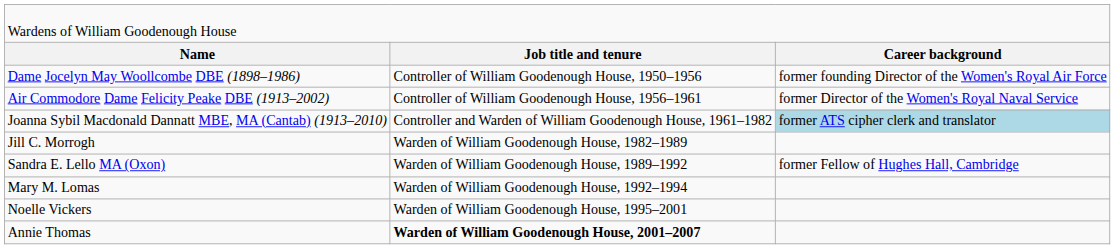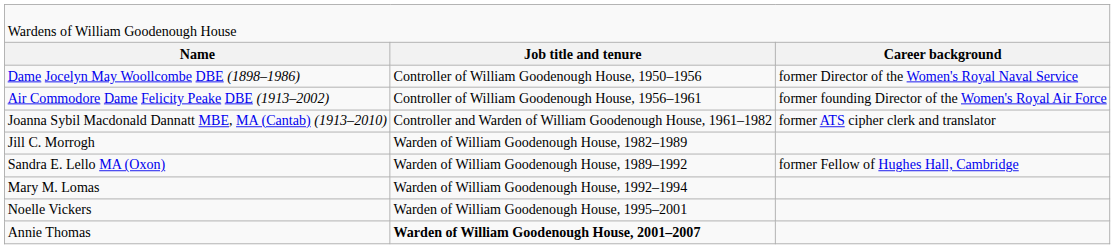(943, 76) former founding Director of the Women's Royal Air Force -> (928, 76) former Director of the Women's Royal Naval Service
(928, 98) former Director of the Women's Royal Naval Service -> (943, 98) former founding Director of the Women's Royal Air Force
(887, 120) lightblue background -> (887, 120) no background
